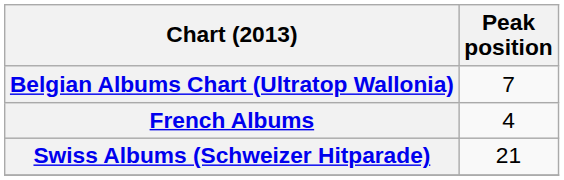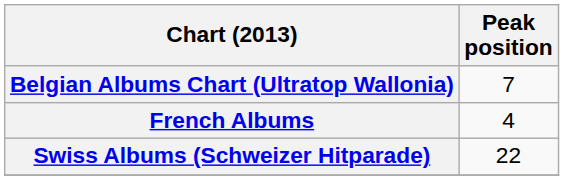(508, 156) 21 -> (508, 156) 22
